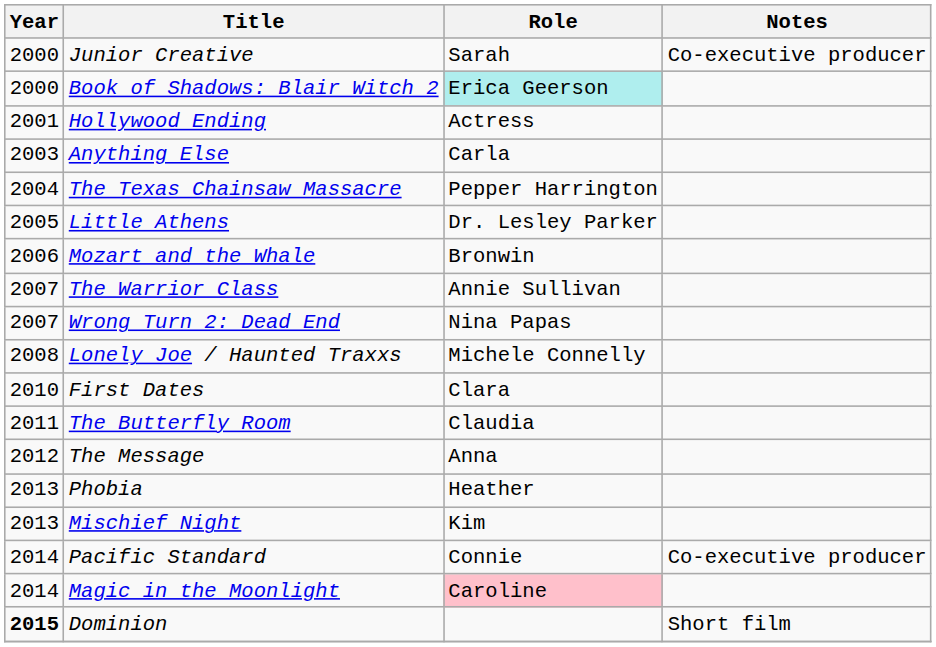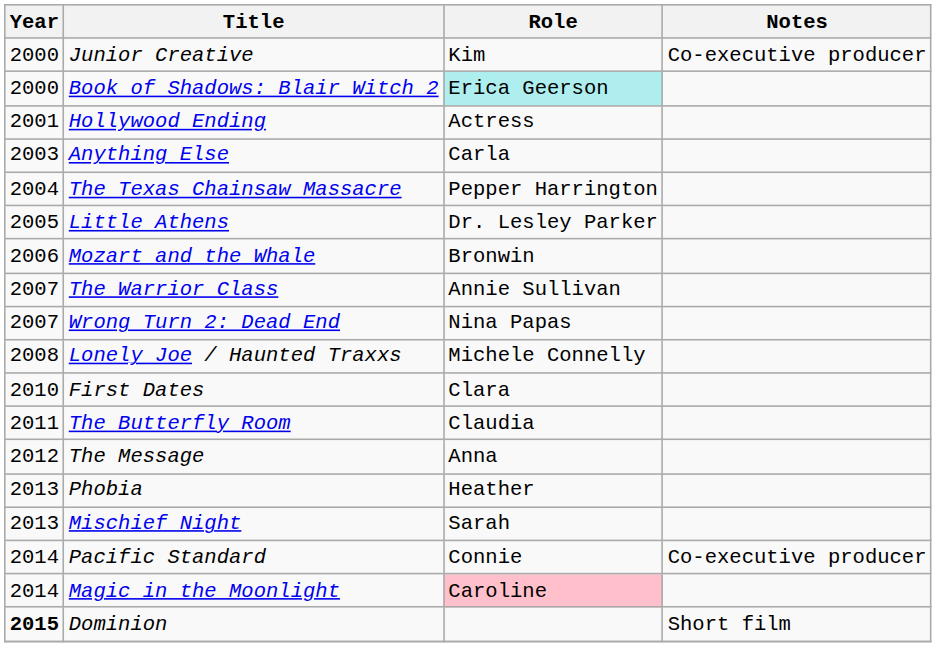(479, 55) Sarah -> (467, 55) Kim
(467, 524) Kim -> (479, 524) Sarah
